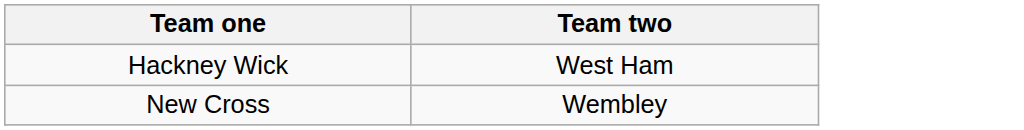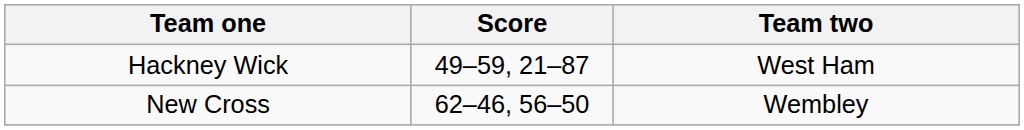+ column: (512, 24)
